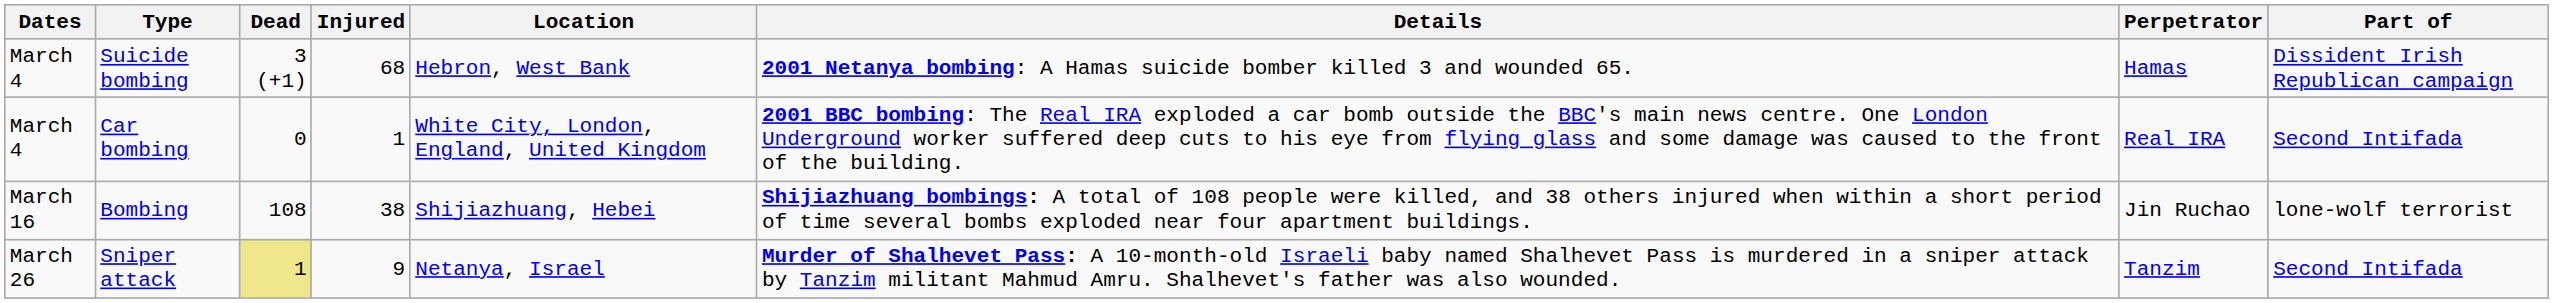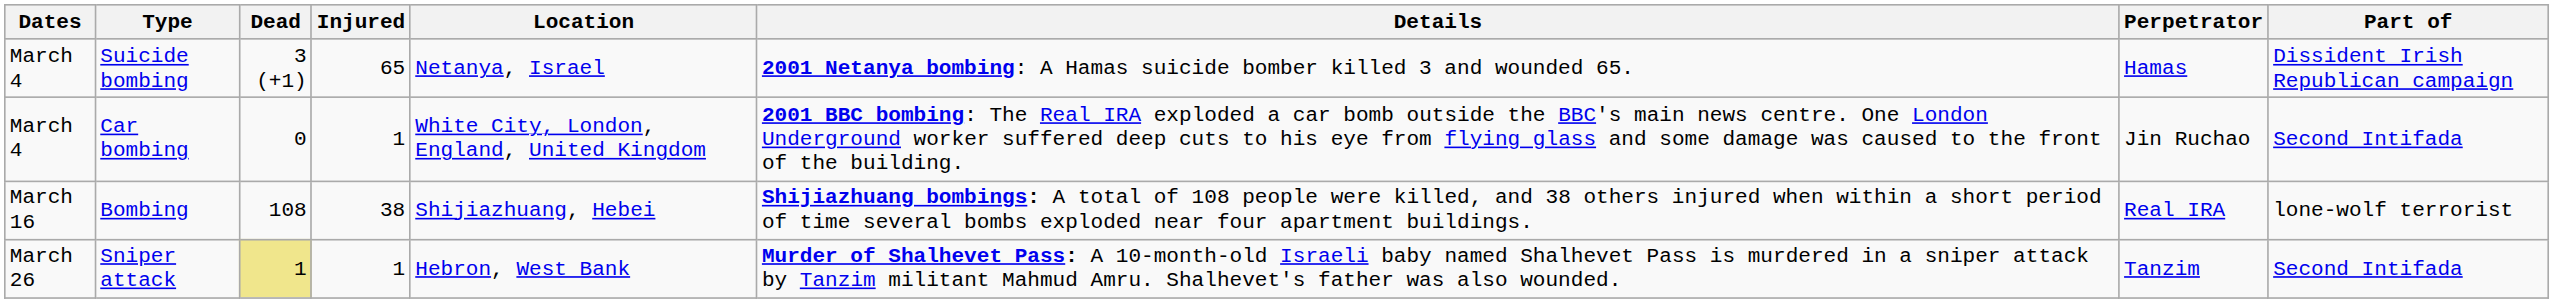(393, 68) 68 -> (393, 68) 65
(523, 68) Hebron, West Bank -> (510, 68) Netanya, Israel
(2175, 139) Real IRA -> (2187, 139) Jin Ruchao
(2187, 210) Jin Ruchao -> (2175, 210) Real IRA
(399, 269) 9 -> (399, 269) 1
(510, 269) Netanya, Israel -> (523, 269) Hebron, West Bank
